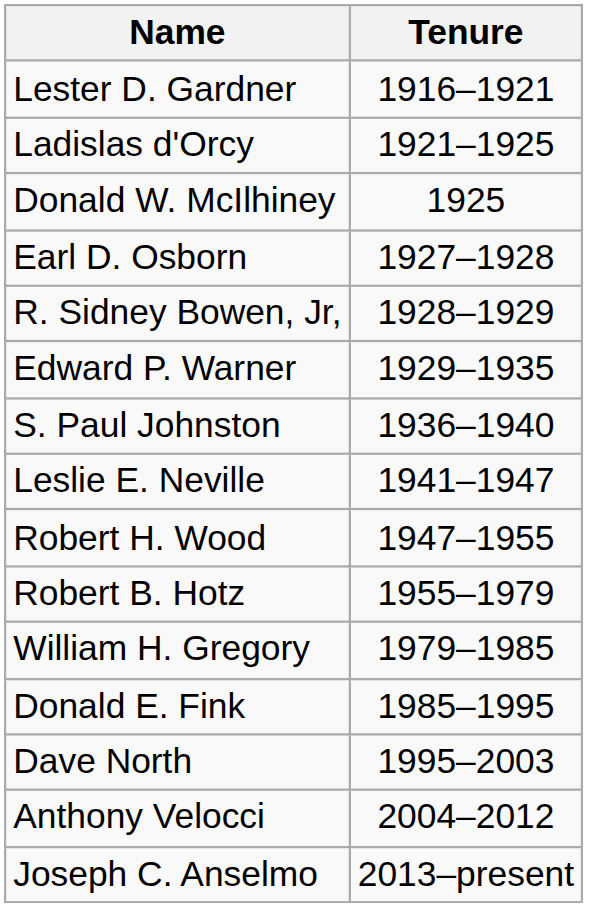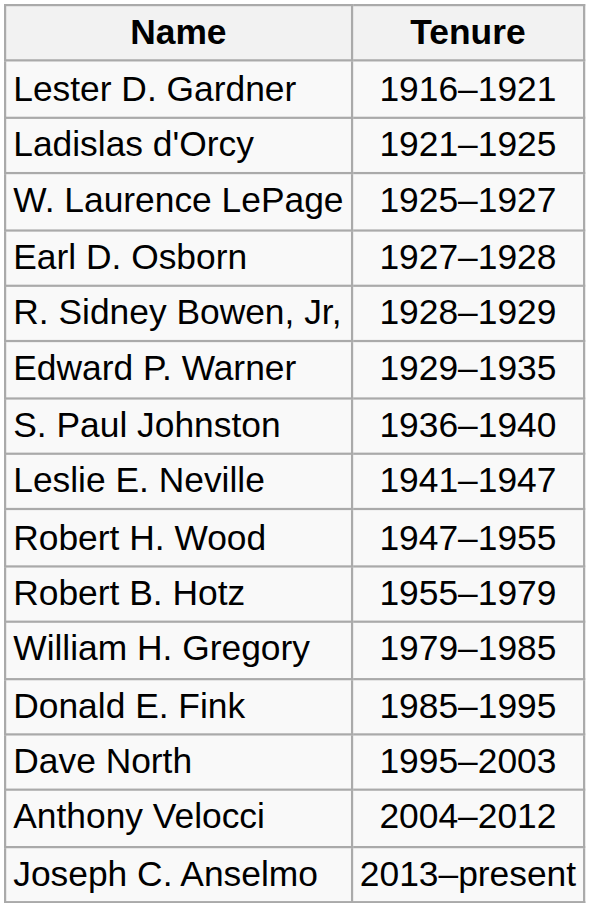- row: (174, 200)
+ row: (178, 200)
